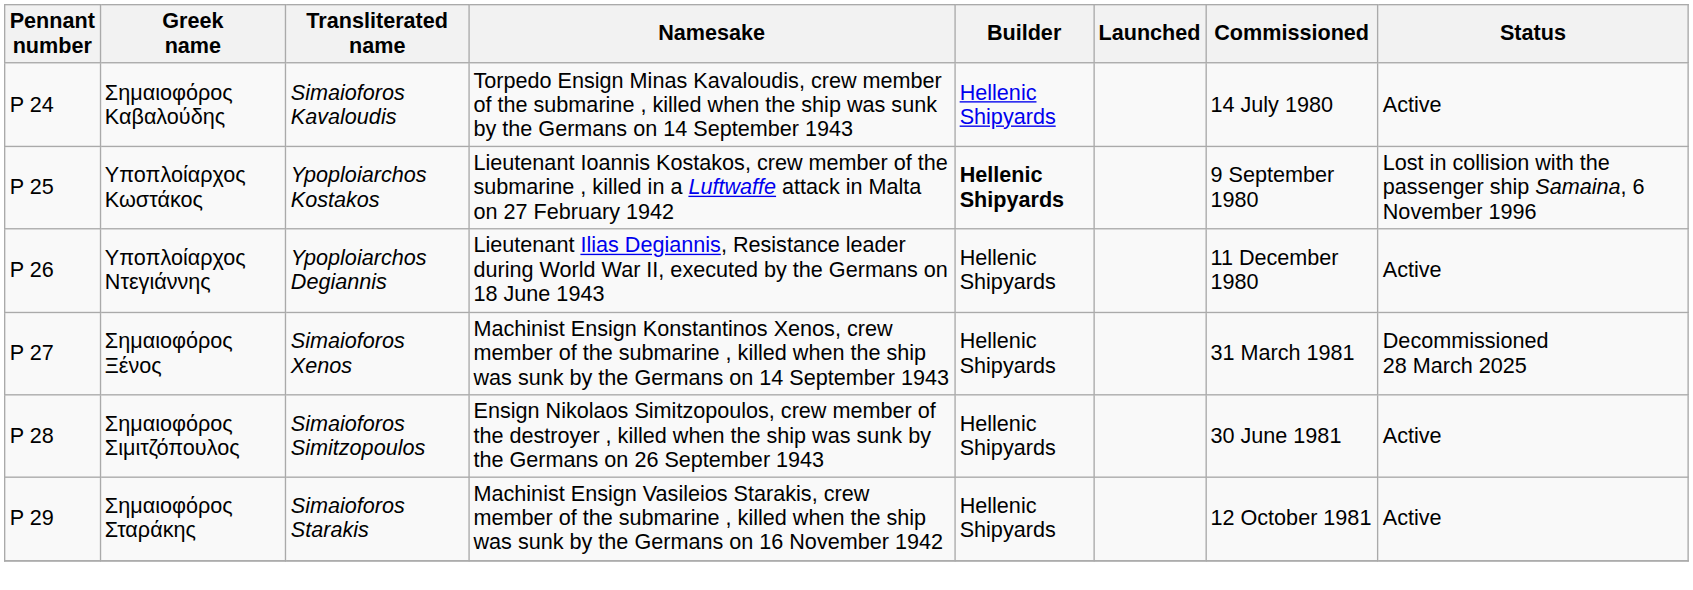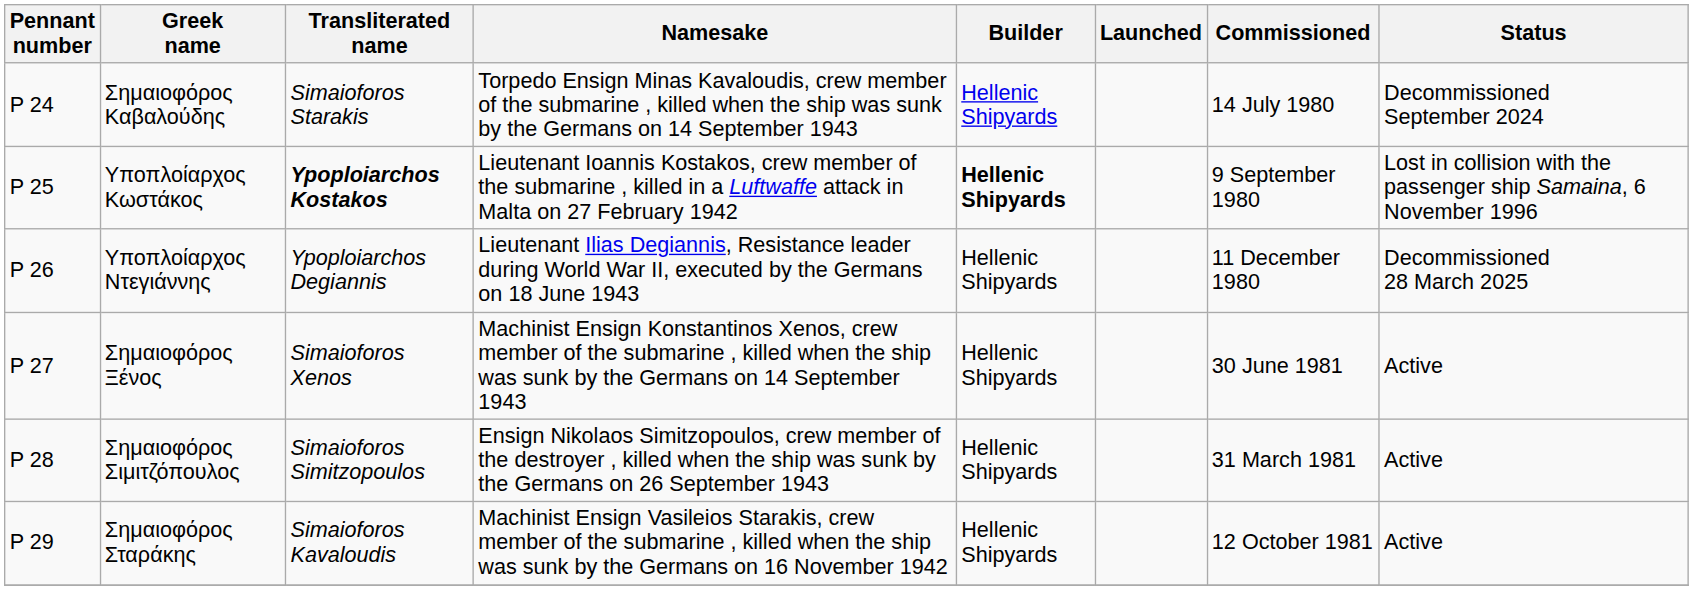(348, 104) Simaioforos Kavaloudis -> (348, 104) Simaioforos Starakis
(1412, 104) Active -> (1467, 104) Decommissioned September 2024
(359, 187) normal -> (365, 187) bold
(1412, 270) Active -> (1467, 270) Decommissioned 28 March 2025
(1283, 353) 31 March 1981 -> (1277, 365) 30 June 1981
(1466, 353) Decommissioned 28 March 2025 -> (1413, 365) Active
(1276, 435) 30 June 1981 -> (1284, 460) 31 March 1981
(348, 518) Simaioforos Starakis -> (348, 543) Simaioforos Kavaloudis
